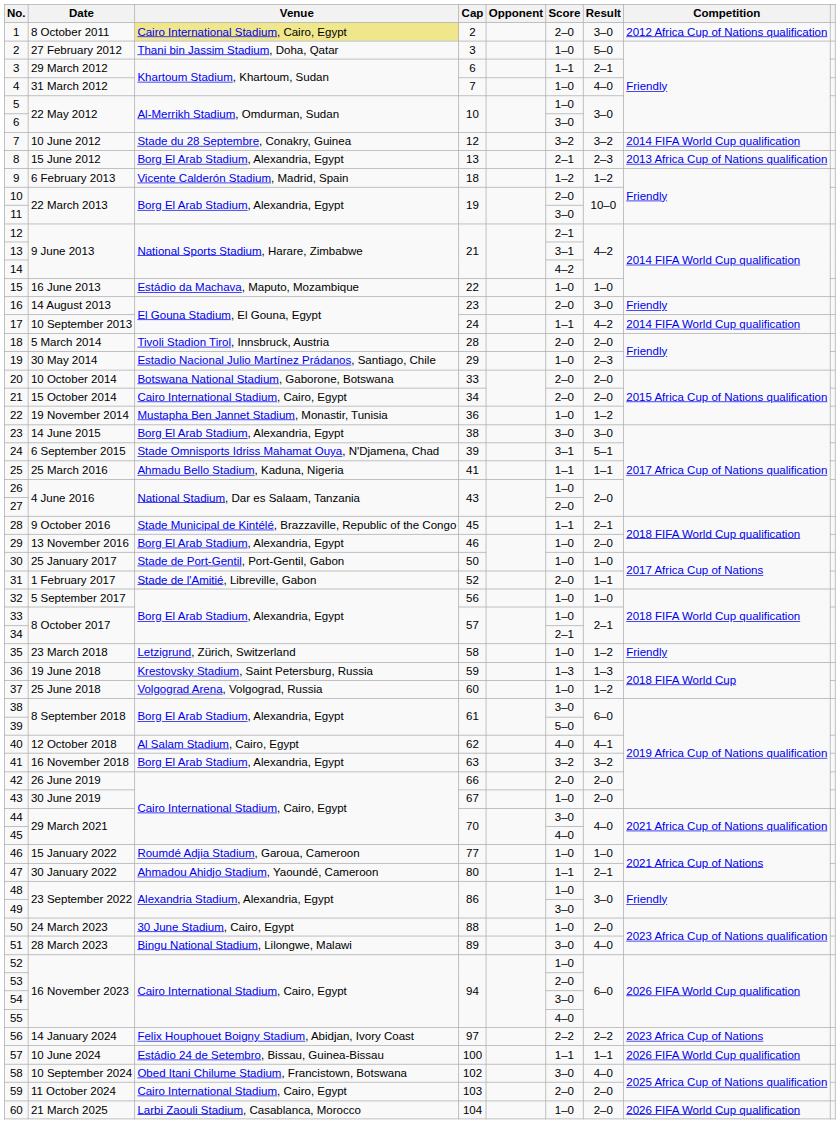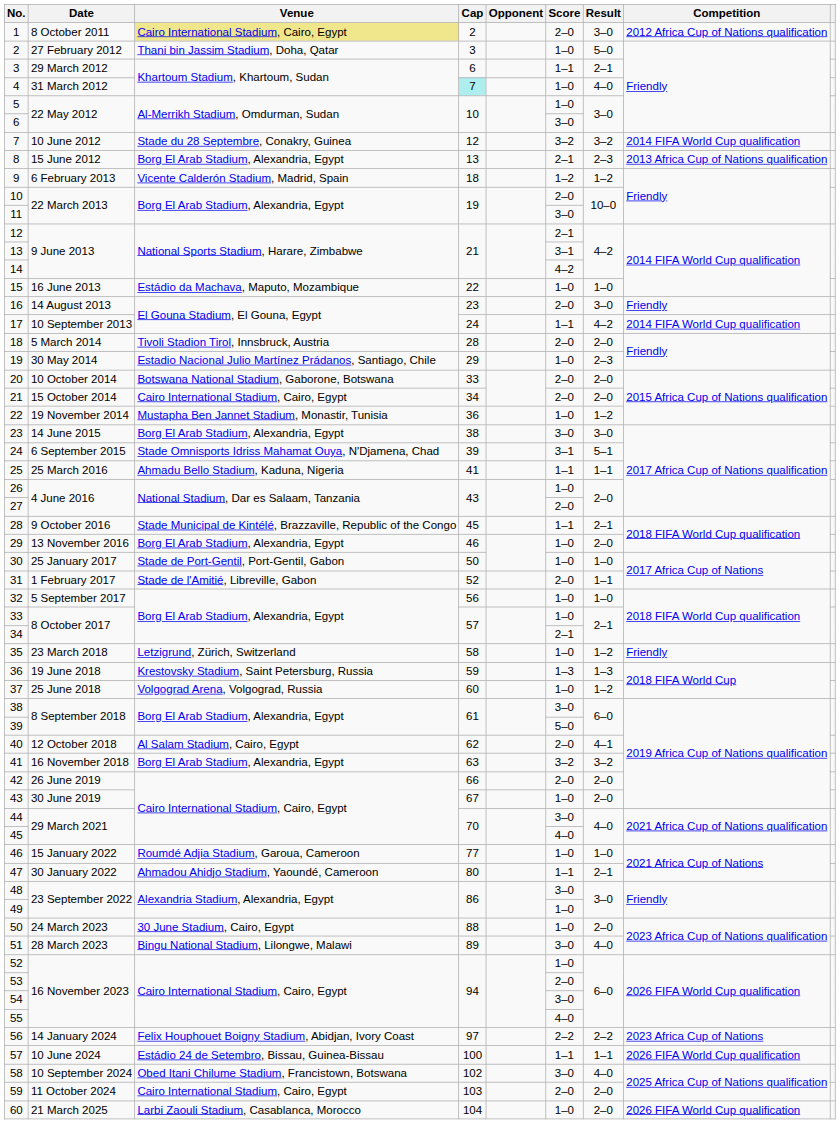(472, 86) no background -> (472, 86) paleturquoise background
(564, 744) 4–0 -> (564, 744) 2–0
(564, 890) 1–0 -> (564, 890) 3–0
(564, 908) 3–0 -> (564, 908) 1–0
